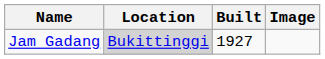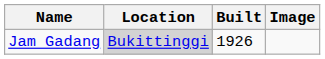(235, 42) 1927 -> (235, 42) 1926
